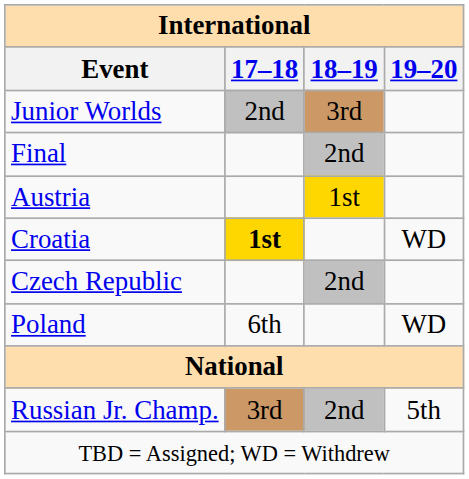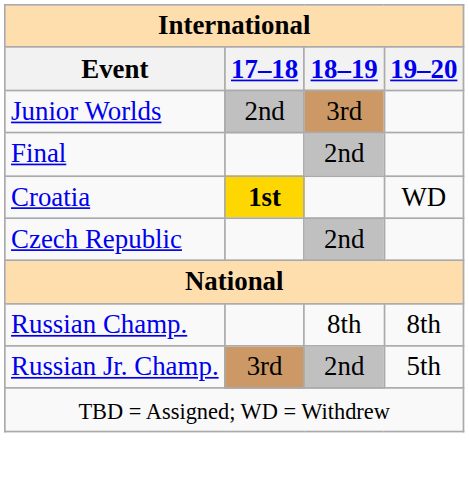- row: (51, 196)
- row: (48, 324)
+ row: (99, 324)
